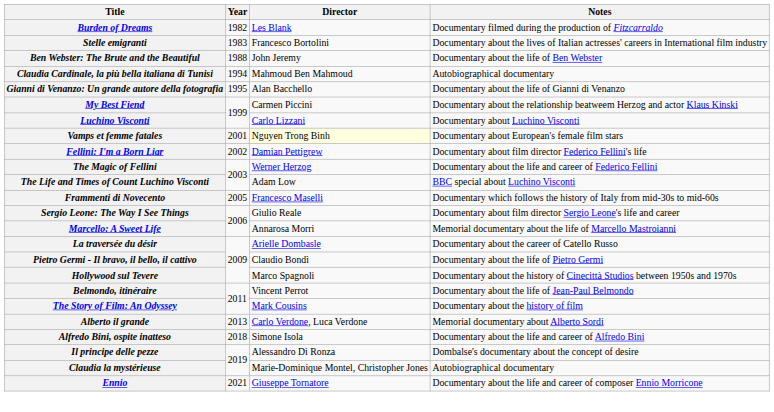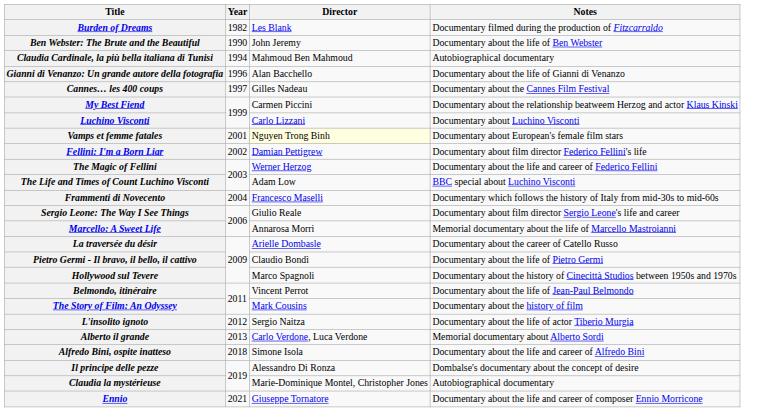- row: (115, 43)
(237, 58) 1988 -> (237, 43) 1990
(237, 89) 1995 -> (237, 74) 1996
+ row: (115, 89)
(237, 197) 2005 -> (237, 197) 2004
+ row: (115, 321)
